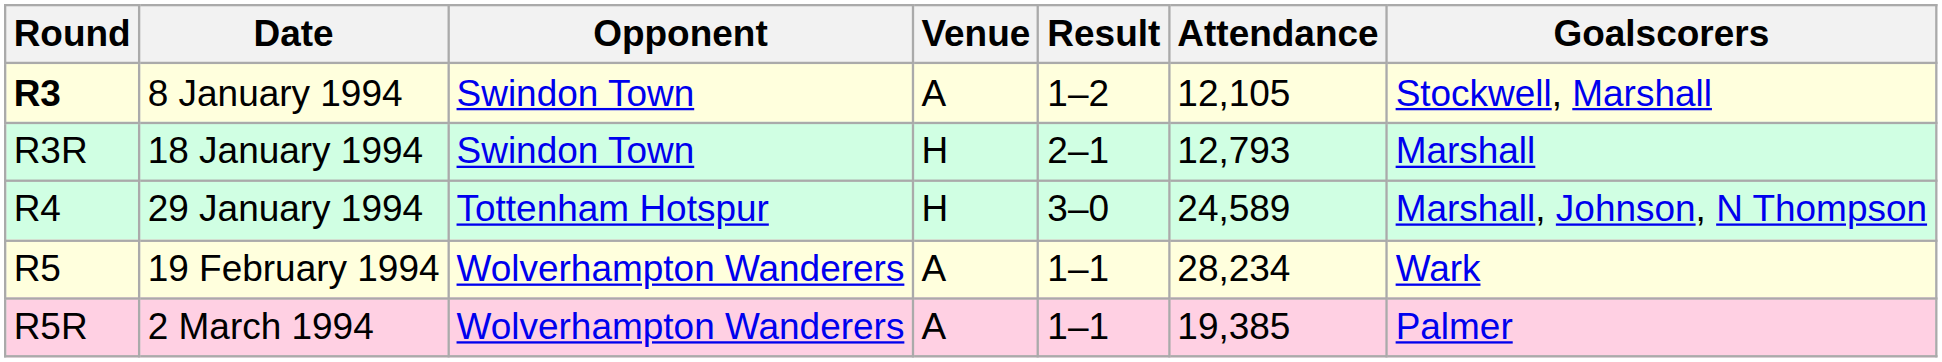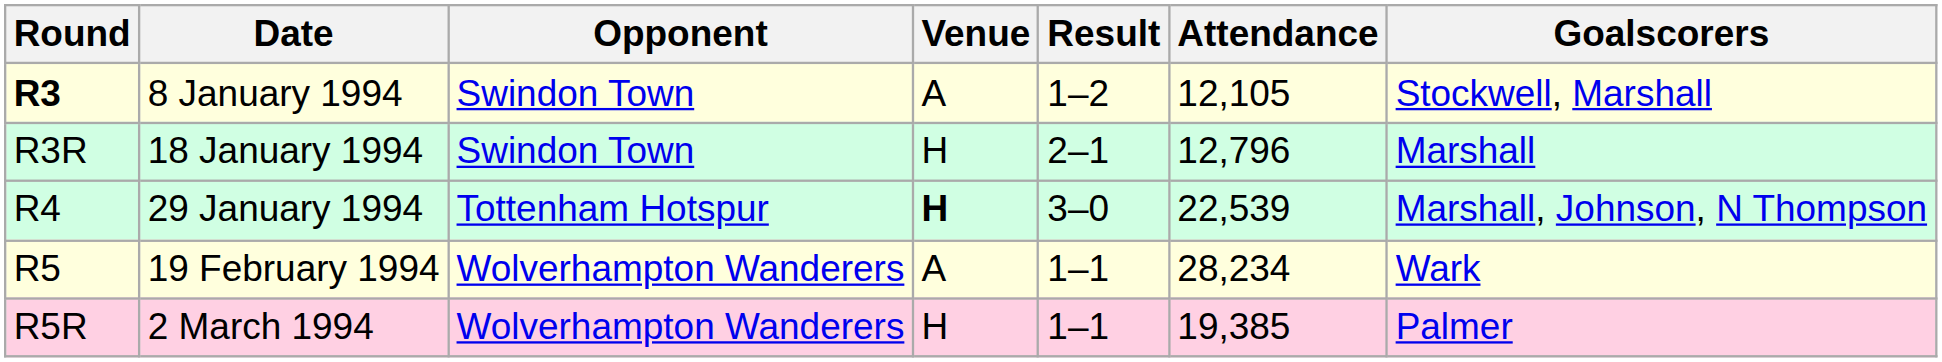(1234, 151) 12,793 -> (1234, 151) 12,796
(935, 209) normal -> (935, 209) bold
(1234, 209) 24,589 -> (1234, 209) 22,539
(934, 326) A -> (935, 326) H
